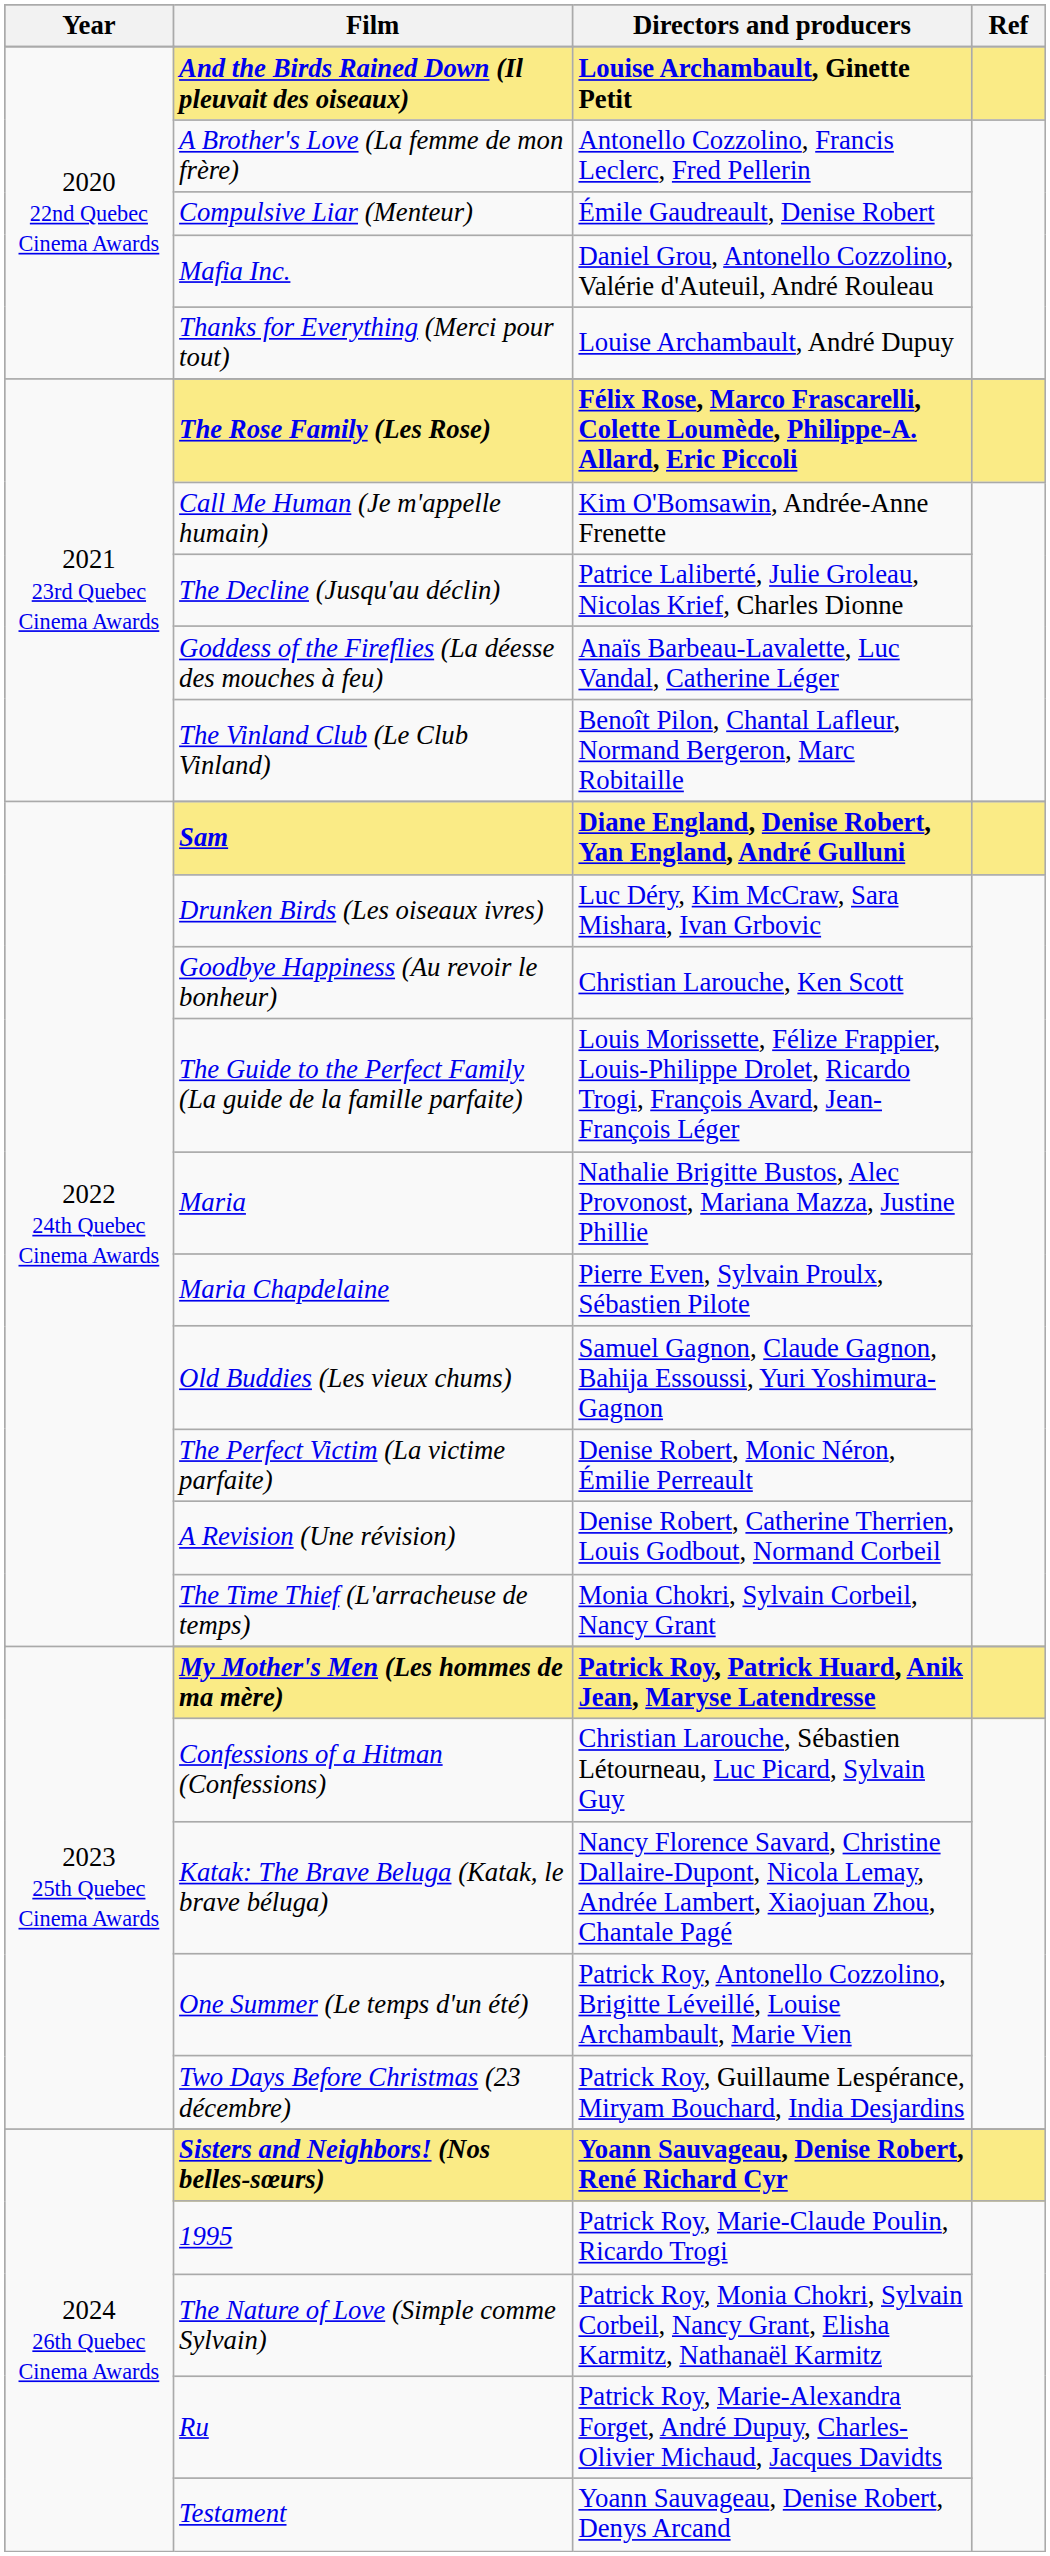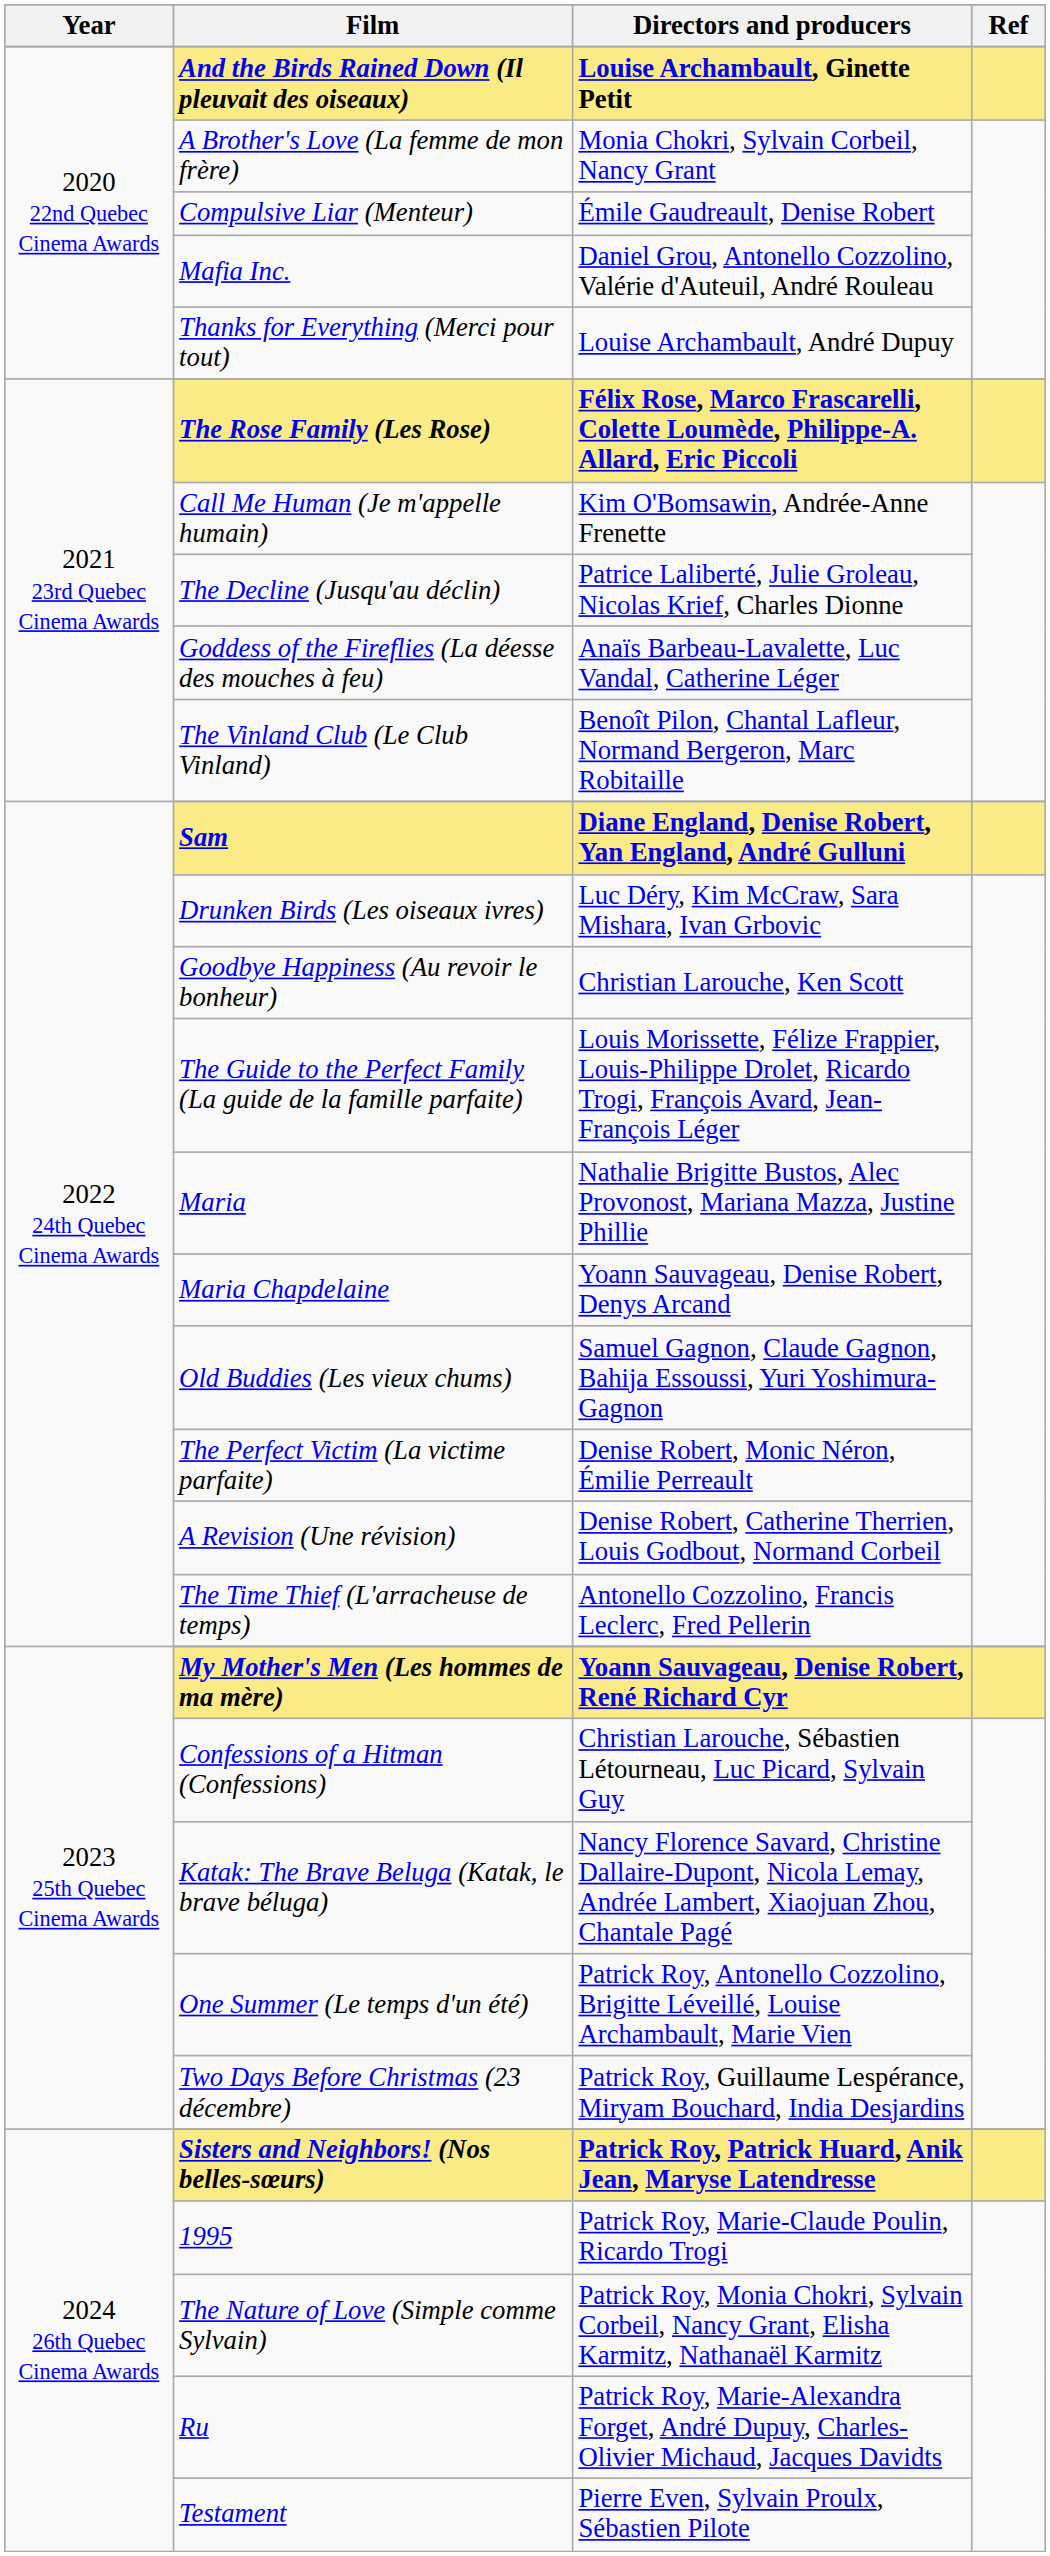(736, 155) Antonello Cozzolino, Francis Leclerc, Fred Pellerin -> (748, 155) Monia Chokri, Sylvain Corbeil, Nancy Grant
(731, 1289) Pierre Even, Sylvain Proulx, Sébastien Pilote -> (761, 1289) Yoann Sauvageau, Denise Robert, Denys Arcand
(748, 1609) Monia Chokri, Sylvain Corbeil, Nancy Grant -> (736, 1609) Antonello Cozzolino, Francis Leclerc, Fred Pellerin
(771, 1682) Patrick Roy, Patrick Huard, Anik Jean, Maryse Latendresse -> (771, 1682) Yoann Sauvageau, Denise Robert, René Richard Cyr
(771, 2164) Yoann Sauvageau, Denise Robert, René Richard Cyr -> (771, 2164) Patrick Roy, Patrick Huard, Anik Jean, Maryse Latendresse
(761, 2514) Yoann Sauvageau, Denise Robert, Denys Arcand -> (731, 2514) Pierre Even, Sylvain Proulx, Sébastien Pilote
